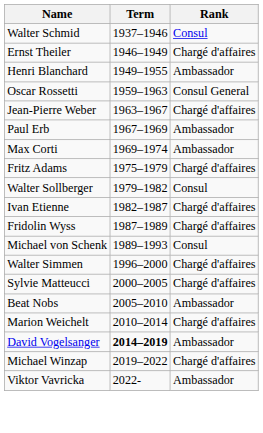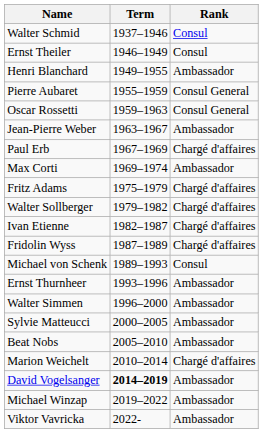(214, 52) Chargé d'affaires -> (190, 52) Consul
+ row: (42, 91)
(214, 110) Chargé d'affaires -> (203, 129) Ambassador
(203, 129) Ambassador -> (214, 149) Chargé d'affaires
(190, 187) Consul -> (214, 206) Chargé d'affaires
+ row: (47, 284)
(214, 264) Chargé d'affaires -> (203, 303) Ambassador
(214, 284) Chargé d'affaires -> (203, 322) Ambassador
(214, 361) Chargé d'affaires -> (203, 399) Ambassador
